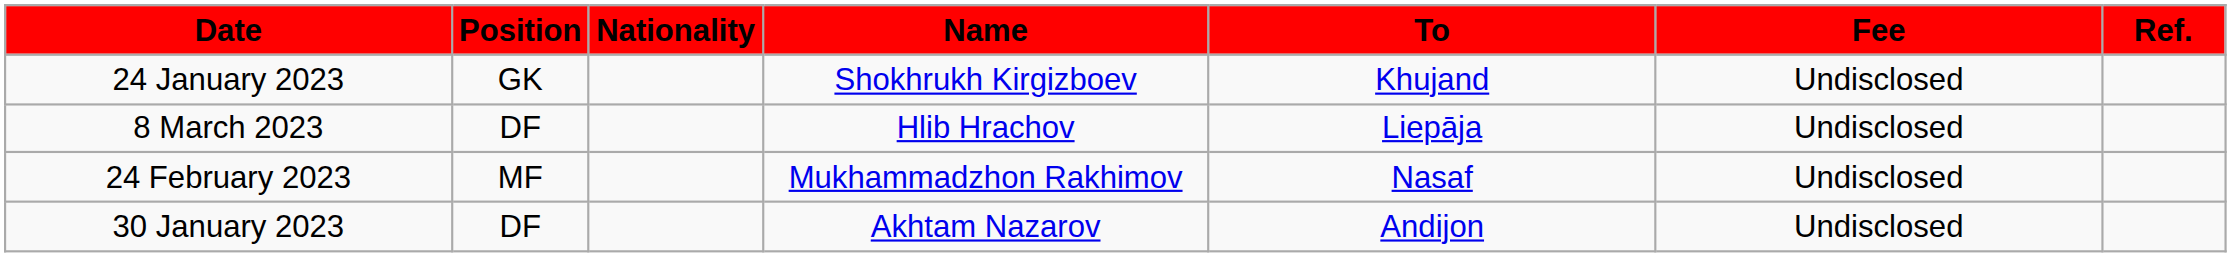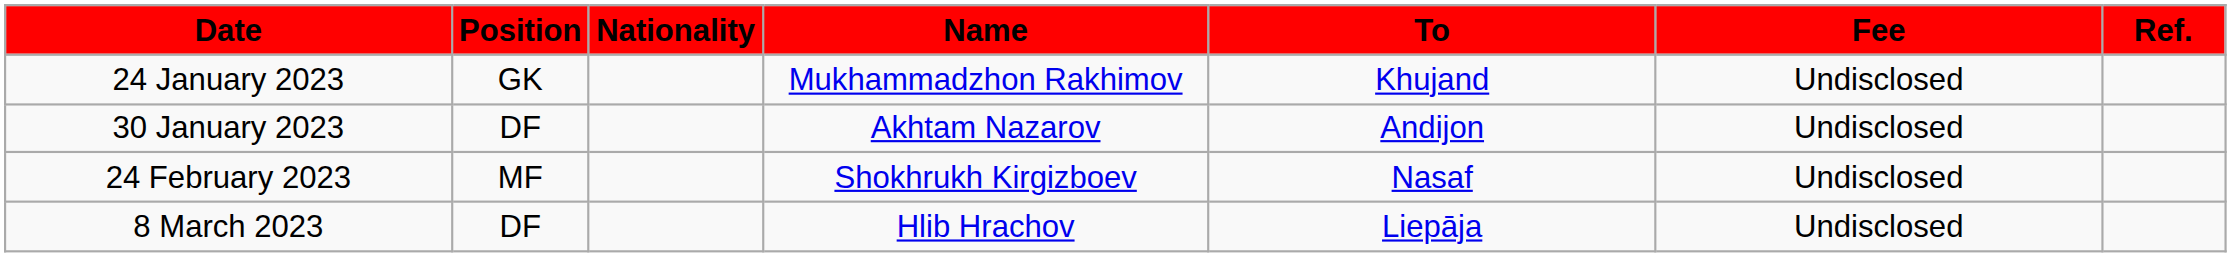(986, 79) Shokhrukh Kirgizboev -> (986, 79) Mukhammadzhon Rakhimov
rows swapped: (228, 227) <-> (228, 128)
(986, 177) Mukhammadzhon Rakhimov -> (986, 177) Shokhrukh Kirgizboev
